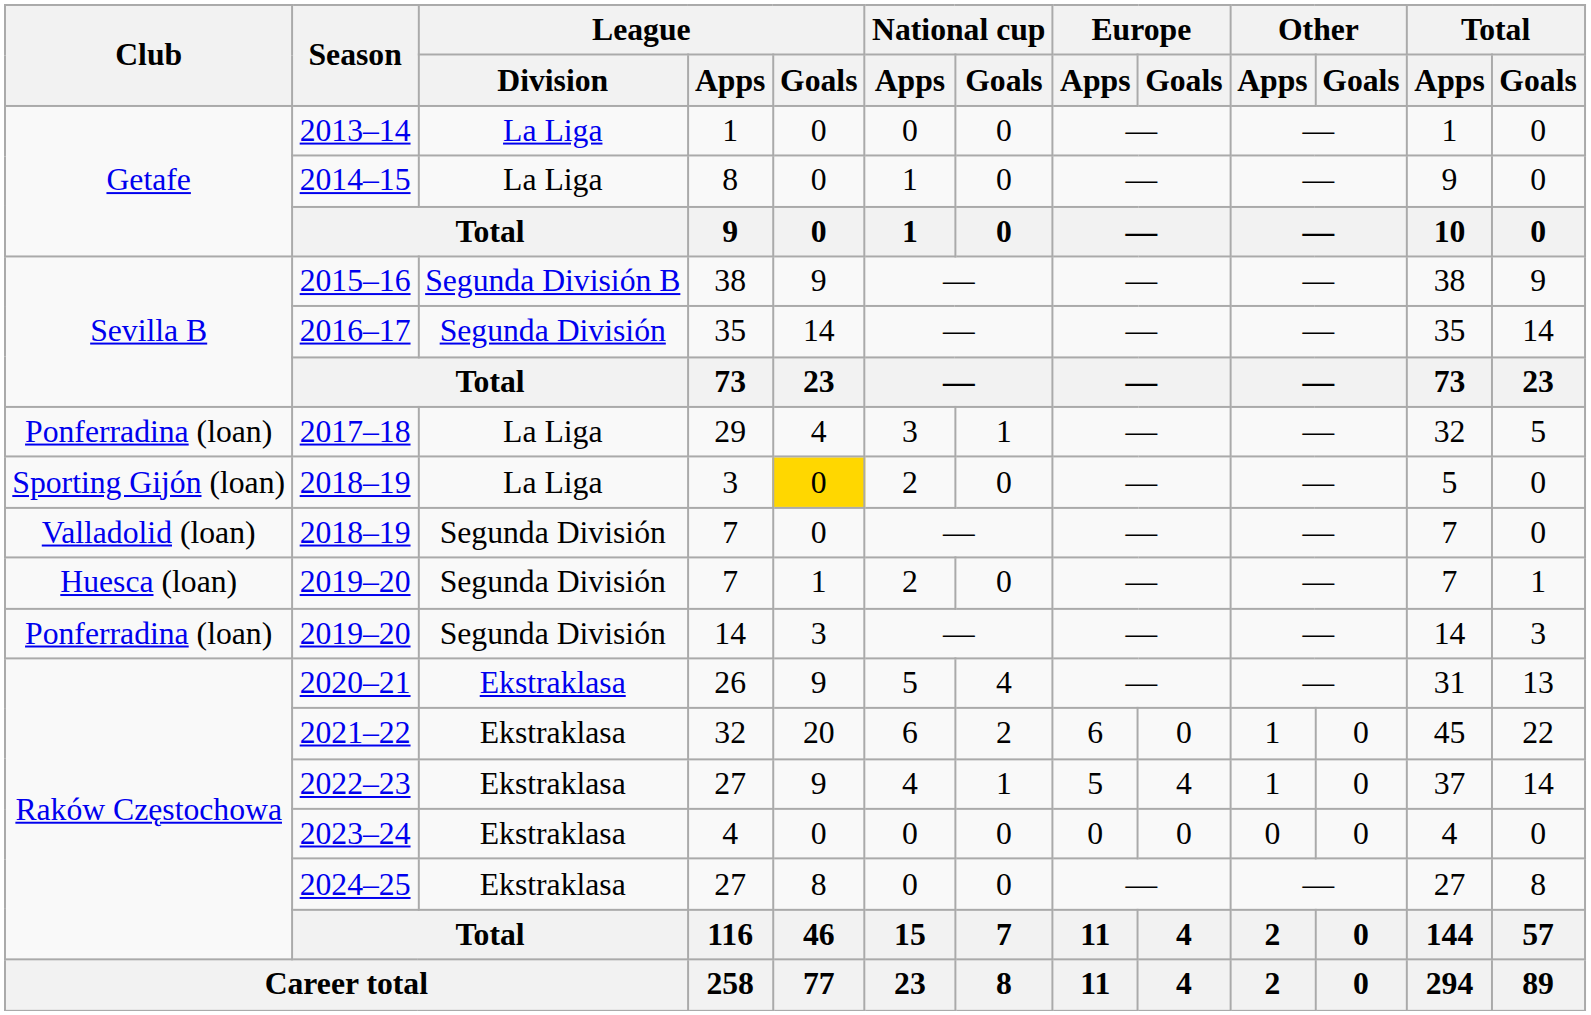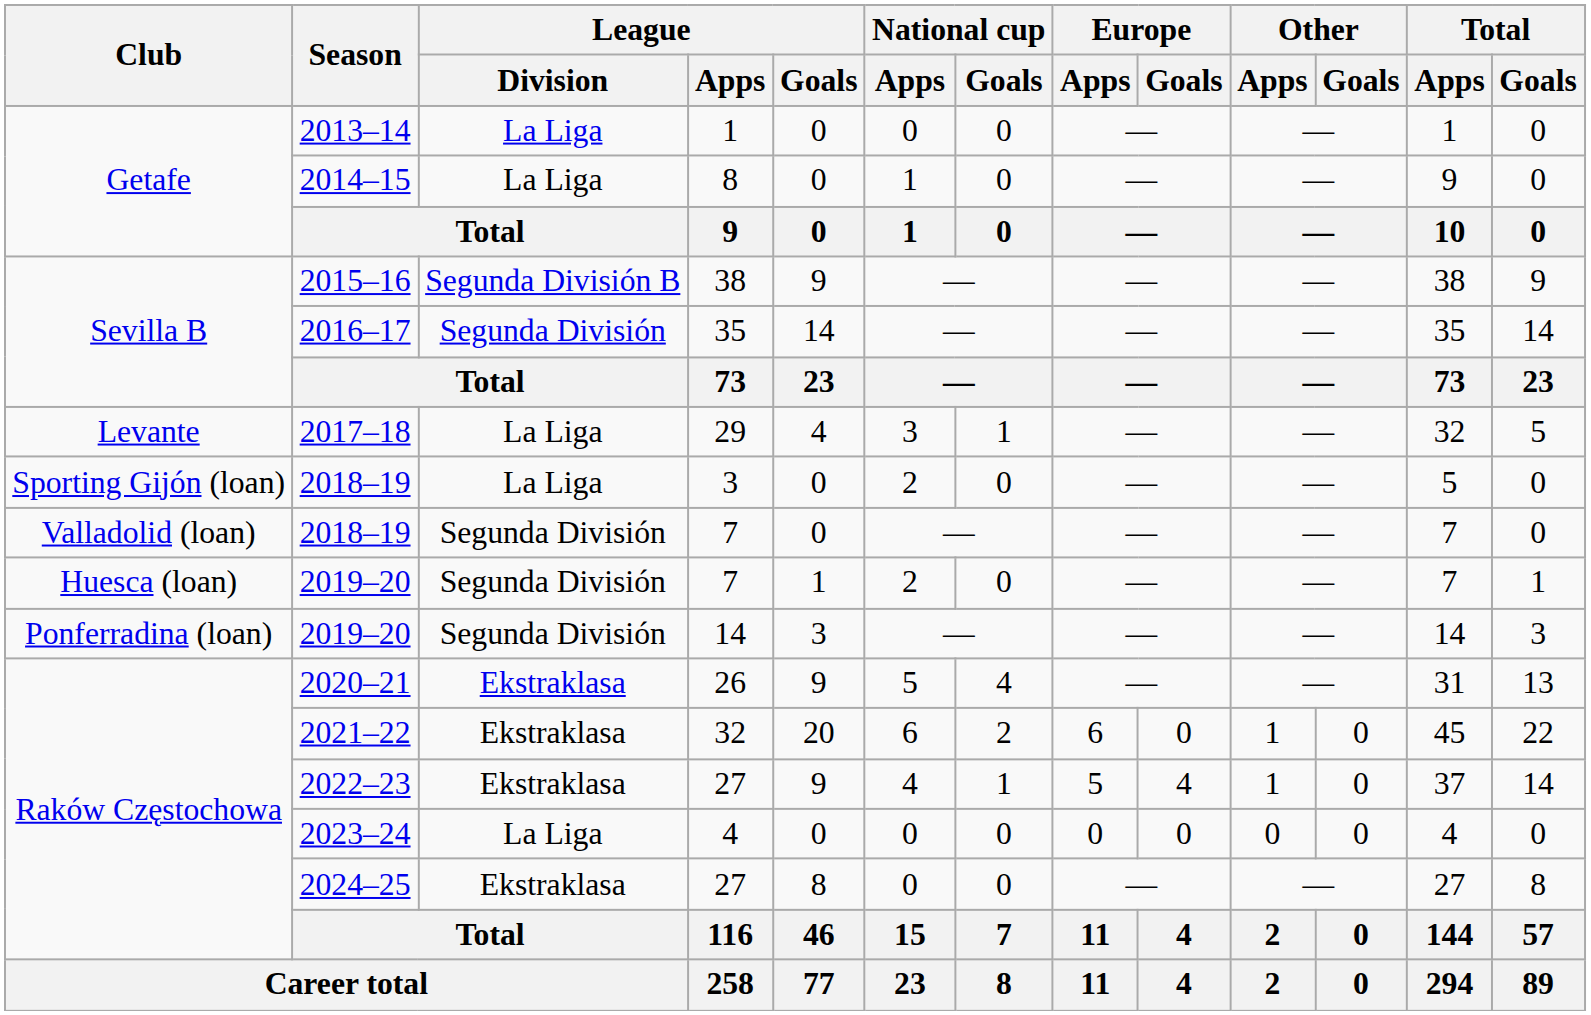(149, 431) Ponferradina (loan) -> (149, 431) Levante
(819, 481) gold background -> (819, 481) no background
(553, 833) Ekstraklasa -> (553, 833) La Liga
